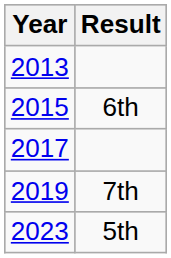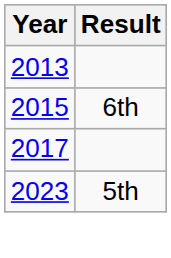- row: (40, 190)
